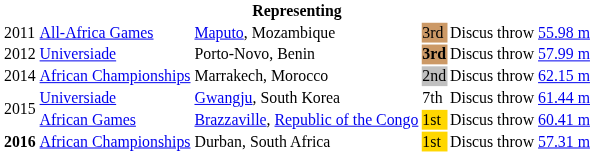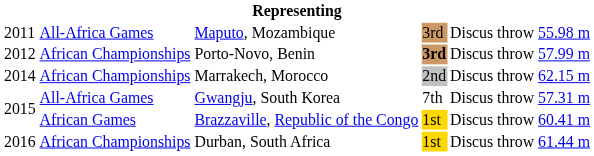(78, 54) Universiade -> (115, 54) African Championships
(78, 98) Universiade -> (97, 98) All-Africa Games
(564, 98) 61.44 m -> (564, 98) 57.31 m
(20, 141) bold -> (20, 141) normal
(564, 141) 57.31 m -> (564, 141) 61.44 m
